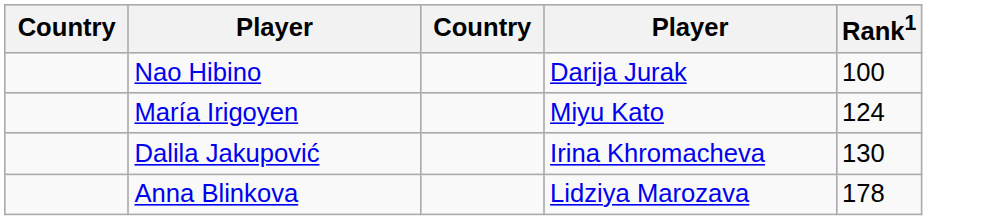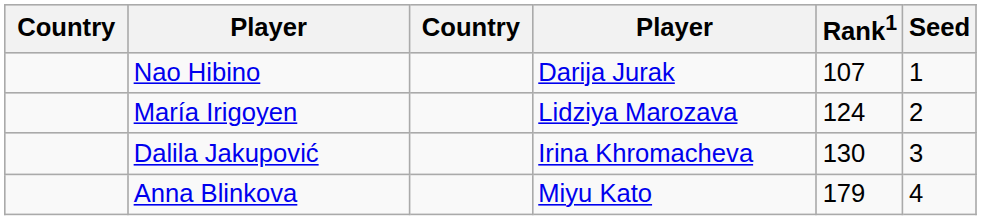+ column: (940, 28)
(863, 72) 100 -> (844, 72) 107
(607, 112) Miyu Kato -> (638, 112) Lidziya Marozava
(650, 194) Lidziya Marozava -> (595, 194) Miyu Kato
(863, 194) 178 -> (844, 194) 179
